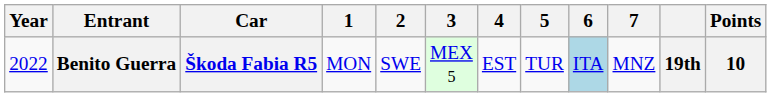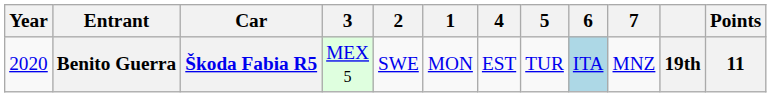columns swapped: (349, 20) <-> (451, 20)
(28, 64) 2022 -> (28, 64) 2020
(736, 64) 10 -> (736, 64) 11
